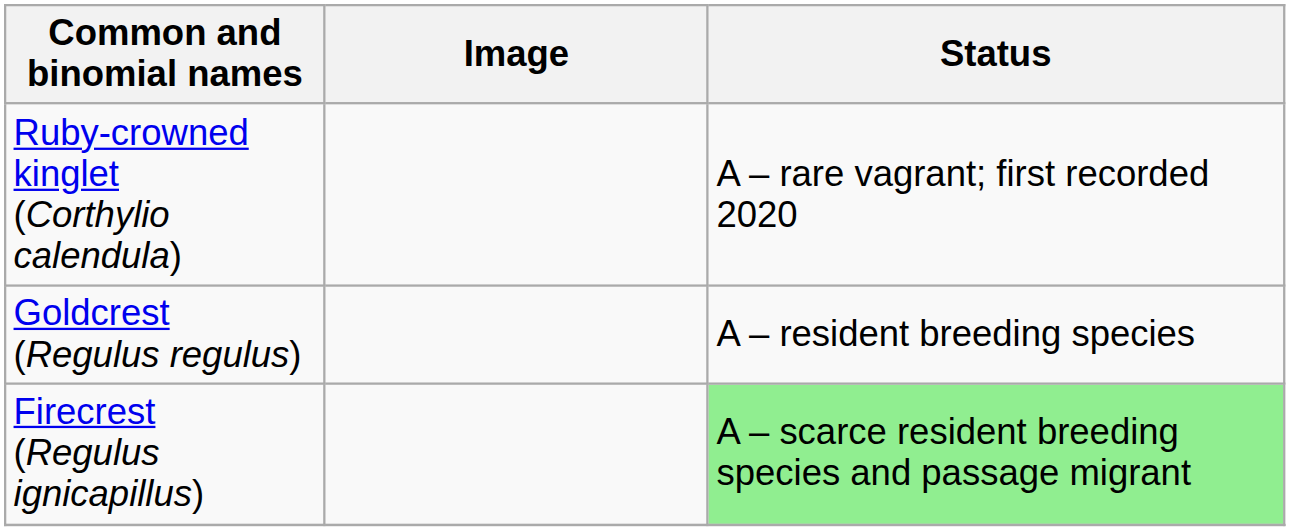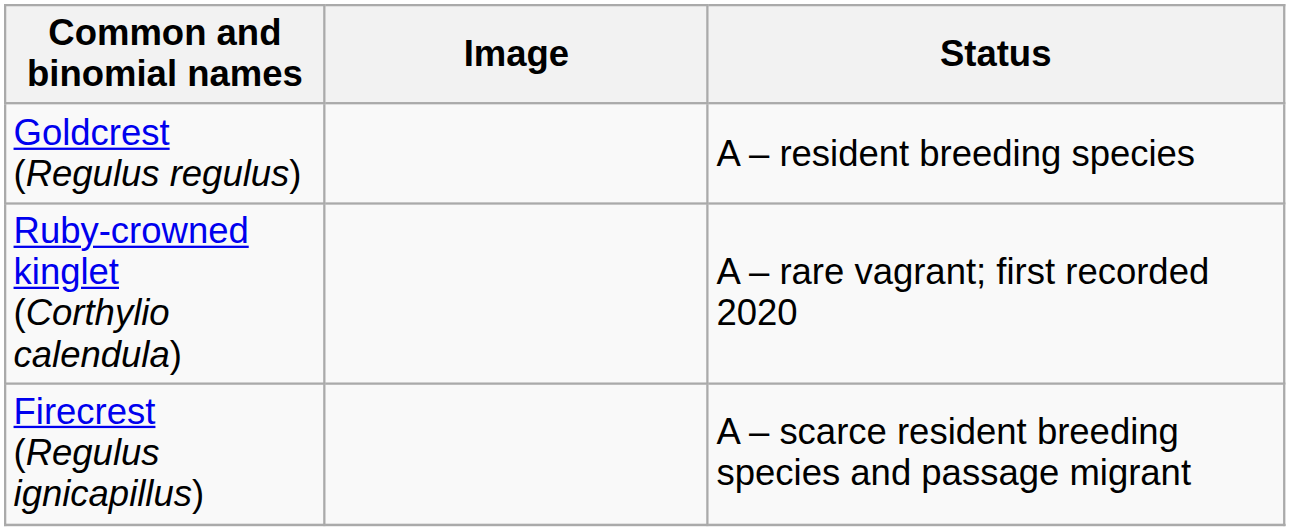rows swapped: (131, 193) <-> (158, 333)
(954, 453) lightgreen background -> (954, 453) no background
